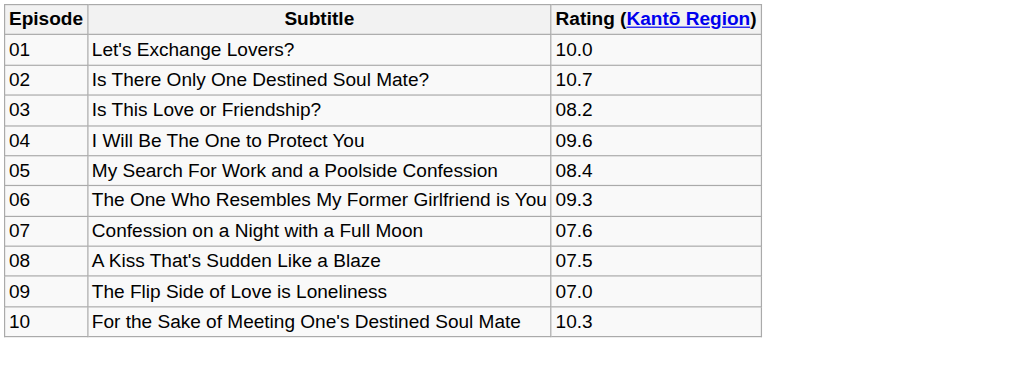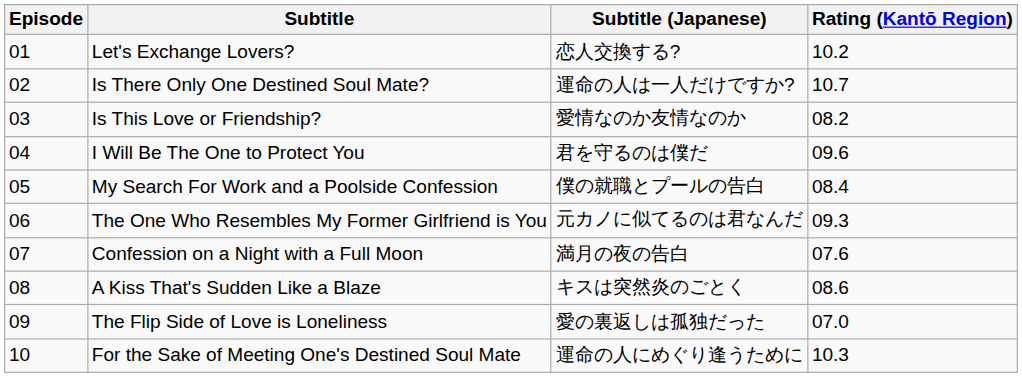+ column: (679, 19)
(574, 49) 10.0 -> (830, 51) 10.2
(574, 261) 07.5 -> (830, 287) 08.6
